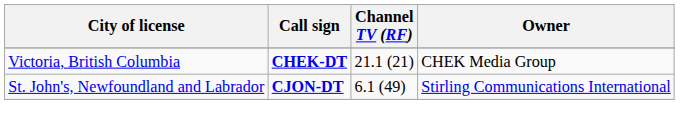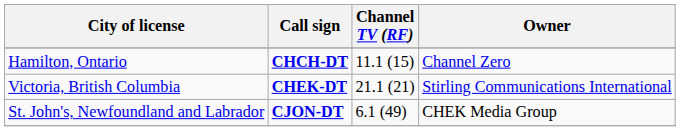+ row: (67, 61)
(489, 61) CHEK Media Group -> (547, 86) Stirling Communications International
(546, 86) Stirling Communications International -> (489, 112) CHEK Media Group
